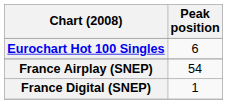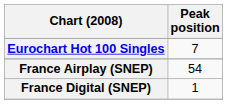(195, 48) 6 -> (195, 48) 7
